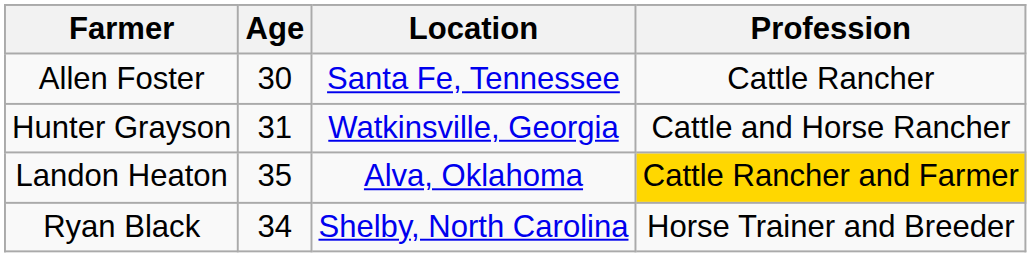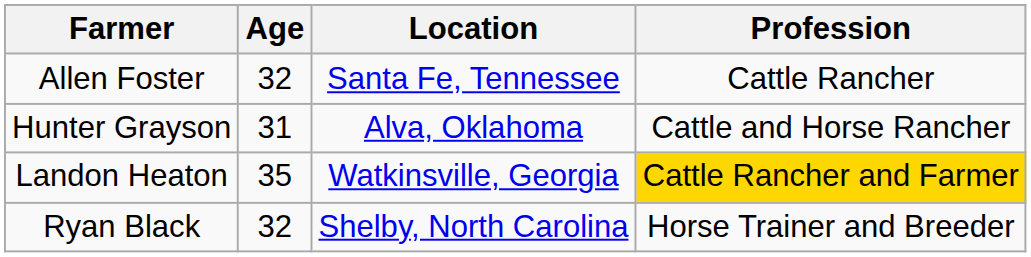(275, 78) 30 -> (275, 78) 32
(473, 127) Watkinsville, Georgia -> (473, 127) Alva, Oklahoma
(473, 176) Alva, Oklahoma -> (473, 176) Watkinsville, Georgia
(275, 226) 34 -> (275, 226) 32
